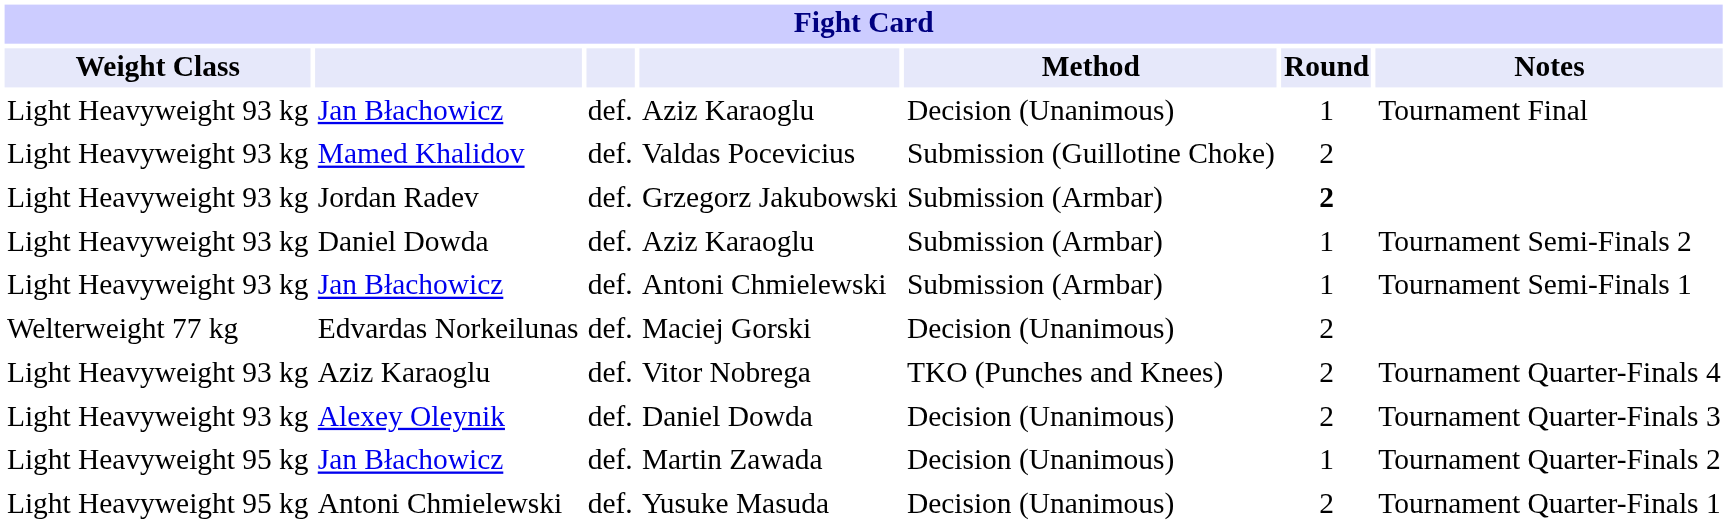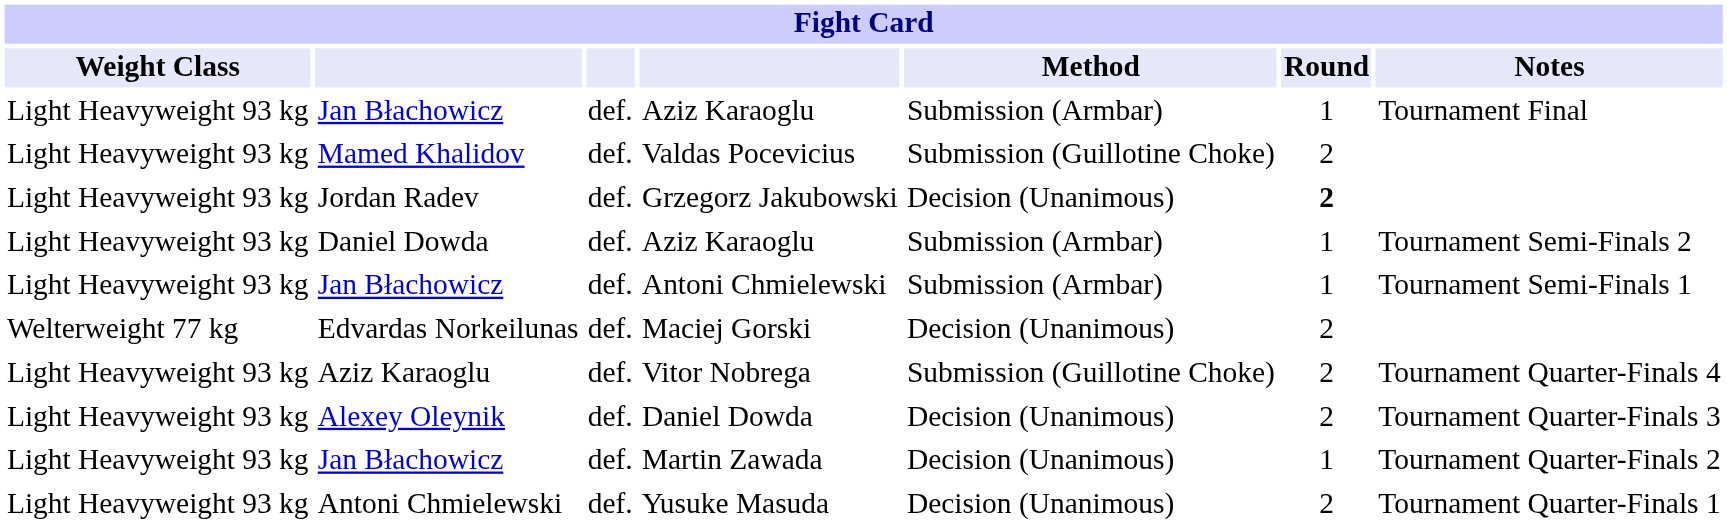(1041, 110) Decision (Unanimous) -> (1035, 110) Submission (Armbar)
(1035, 198) Submission (Armbar) -> (1041, 198) Decision (Unanimous)
(1065, 373) TKO (Punches and Knees) -> (1091, 373) Submission (Guillotine Choke)
(158, 460) Light Heavyweight 95 kg -> (158, 460) Light Heavyweight 93 kg
(158, 504) Light Heavyweight 95 kg -> (158, 504) Light Heavyweight 93 kg
